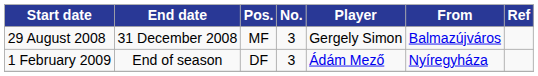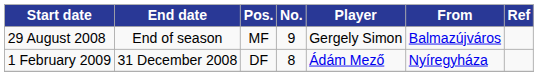(177, 37) 31 December 2008 -> (177, 37) End of season
(291, 37) 3 -> (291, 37) 9
(177, 60) End of season -> (177, 60) 31 December 2008
(291, 60) 3 -> (291, 60) 8
